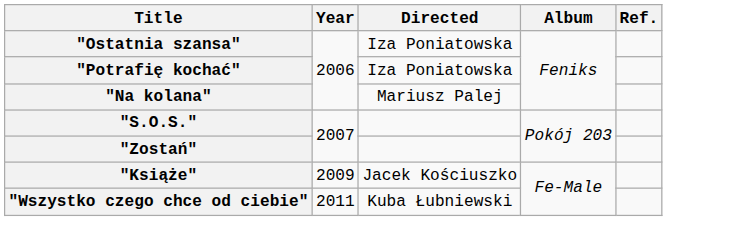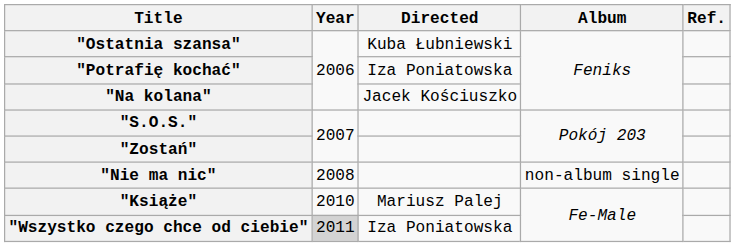(440, 44) Iza Poniatowska -> (440, 44) Kuba Łubniewski
(440, 97) Mariusz Palej -> (440, 97) Jacek Kościuszko
+ row: (158, 175)
(335, 175) 2009 -> (335, 202) 2010
(440, 175) Jacek Kościuszko -> (440, 202) Mariusz Palej
(335, 202) no background -> (335, 228) lightgrey background
(440, 202) Kuba Łubniewski -> (440, 228) Iza Poniatowska
